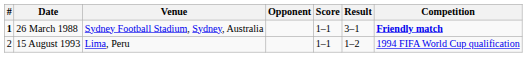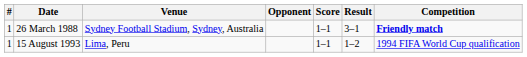(9, 28) bold -> (9, 28) normal
(9, 44) 2 -> (9, 44) 1
